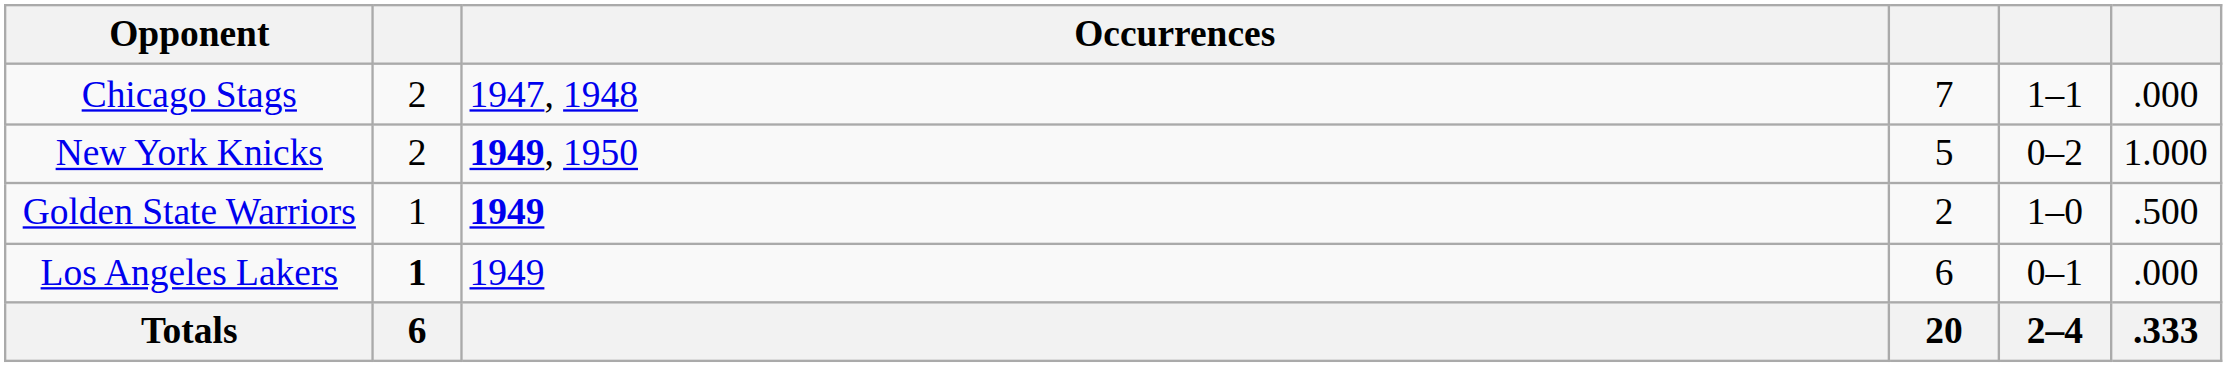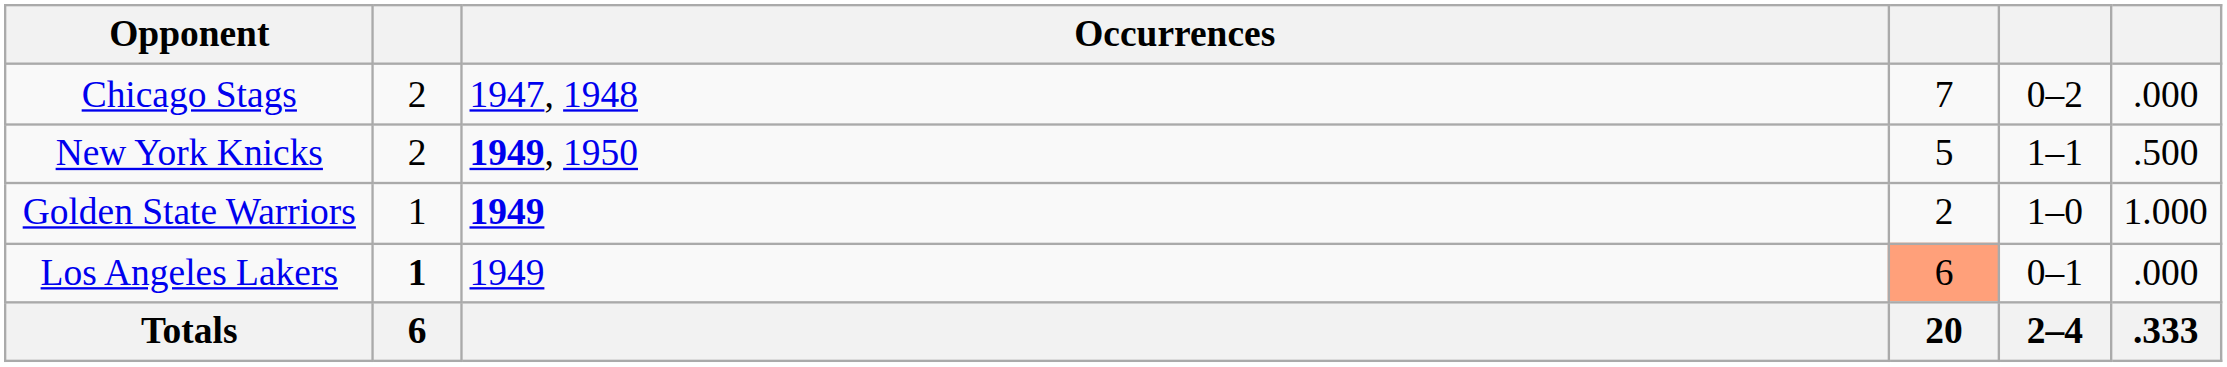(2055, 93) 1–1 -> (2055, 93) 0–2
(2055, 152) 0–2 -> (2055, 152) 1–1
(2166, 152) 1.000 -> (2166, 152) .500
(2166, 212) .500 -> (2166, 212) 1.000
(1944, 271) no background -> (1944, 271) lightsalmon background
